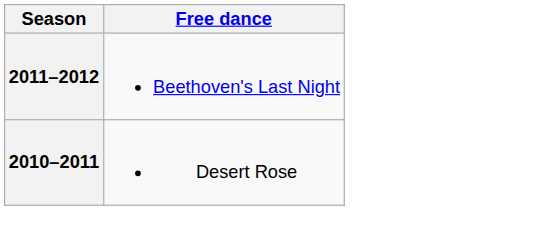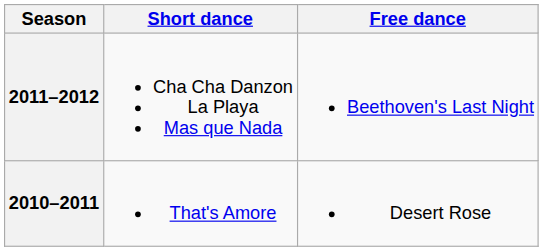+ column: (200, 18)
